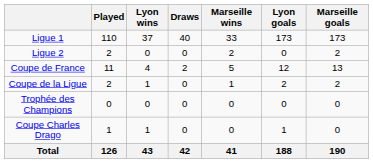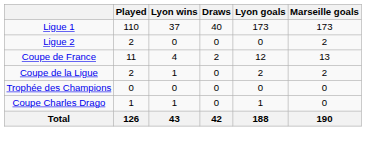- column: (231, 17)
